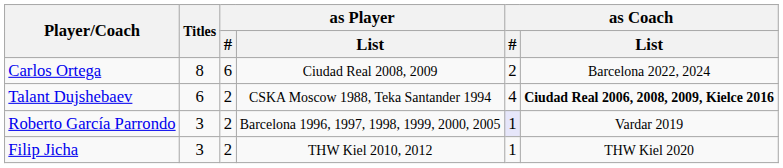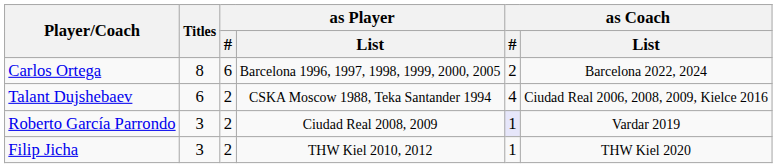(370, 71) Ciudad Real 2008, 2009 -> (370, 71) Barcelona 1996, 1997, 1998, 1999, 2000, 2005
(649, 96) bold -> (646, 97) normal
(370, 124) Barcelona 1996, 1997, 1998, 1999, 2000, 2005 -> (370, 124) Ciudad Real 2008, 2009
